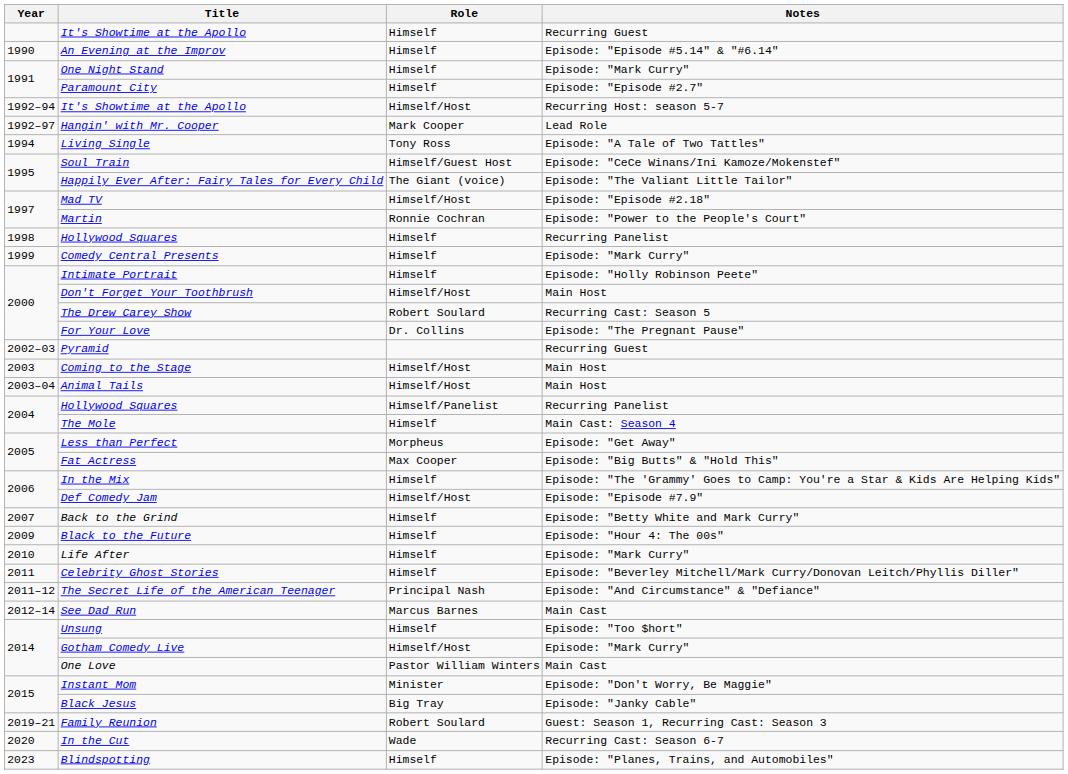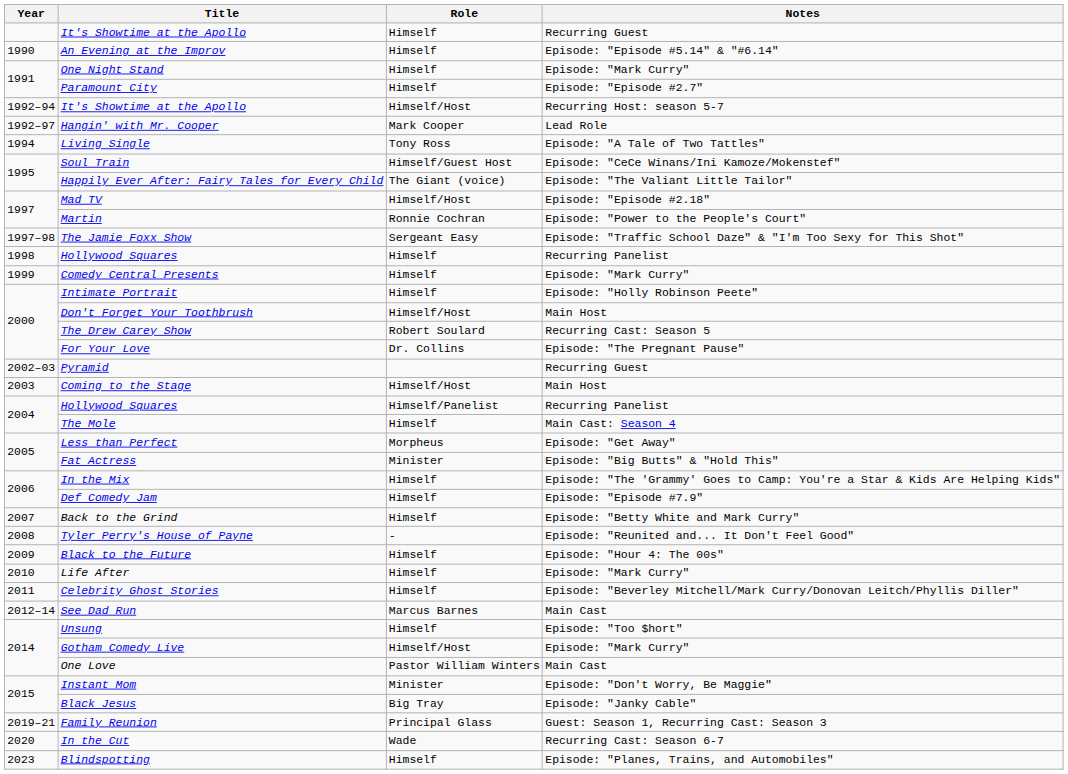+ row: (31, 238)
- row: (31, 387)
(423, 461) Max Cooper -> (416, 461) Minister
(430, 499) Himself/Host -> (413, 499) Himself
+ row: (21, 536)
- row: (31, 592)
(437, 722) Robert Soulard -> (440, 722) Principal Glass
